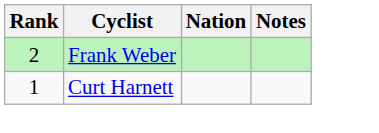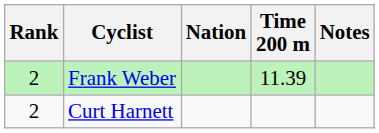+ column: (283, 32)
(34, 87) 1 -> (34, 111) 2
